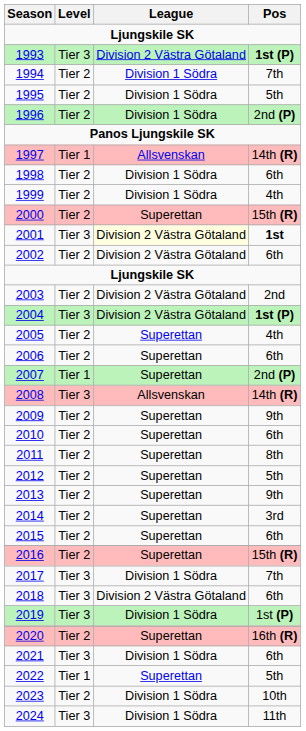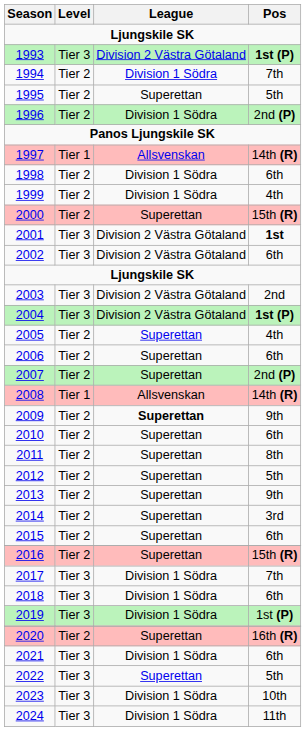(171, 94) Division 1 Södra -> (171, 94) Superettan
(171, 235) lightyellow background -> (171, 235) no background
(74, 255) Tier 2 -> (74, 255) Tier 3
(74, 295) Tier 2 -> (74, 295) Tier 3
(74, 375) Tier 1 -> (74, 375) Tier 2
(74, 395) Tier 3 -> (74, 395) Tier 1
(171, 415) normal -> (171, 415) bold
(171, 595) Division 2 Västra Götaland -> (171, 595) Division 1 Södra
(74, 676) Tier 1 -> (74, 676) Tier 3
(74, 696) Tier 2 -> (74, 696) Tier 3
